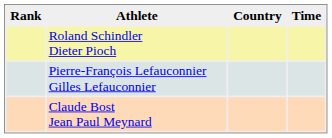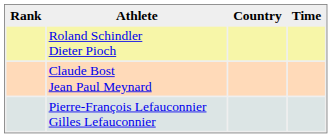rows swapped: (128, 78) <-> (100, 114)
